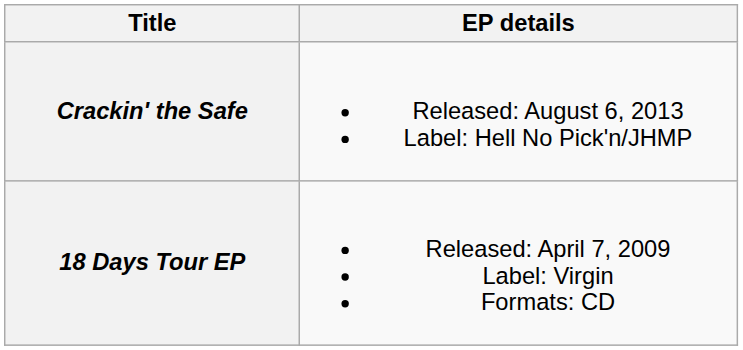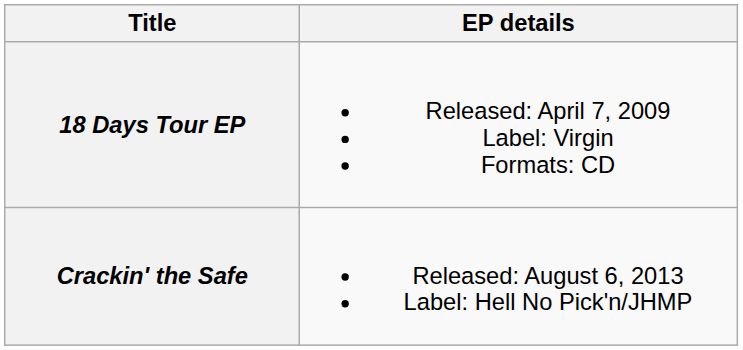rows swapped: (152, 262) <-> (152, 111)
